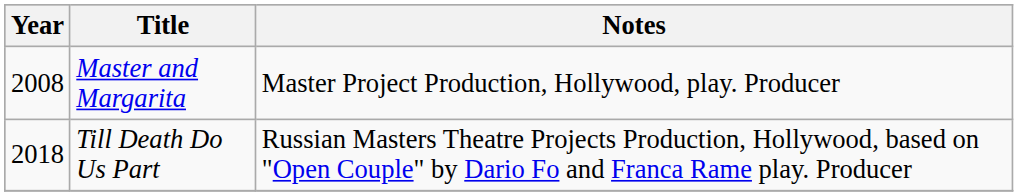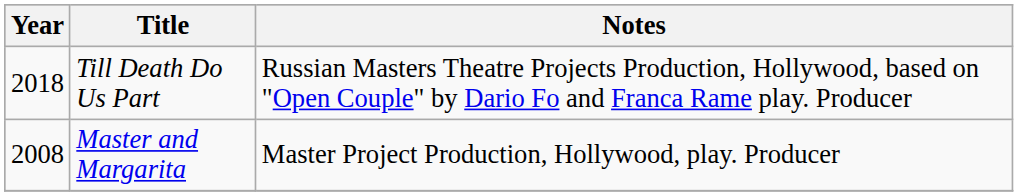rows swapped: (137, 82) <-> (149, 154)
